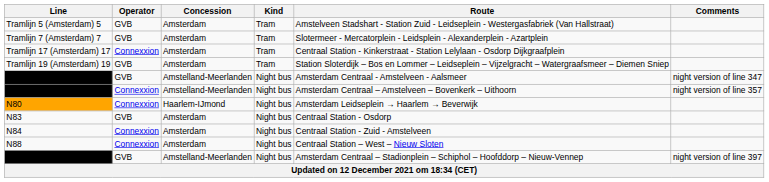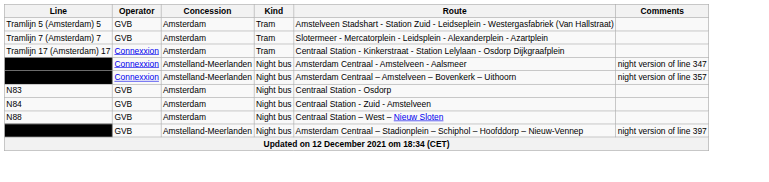- row: (58, 64)
(123, 77) GVB -> (137, 64) Connexxion
- row: (14, 104)
(137, 130) Connexxion -> (123, 104) GVB
(137, 143) Connexxion -> (123, 117) GVB
